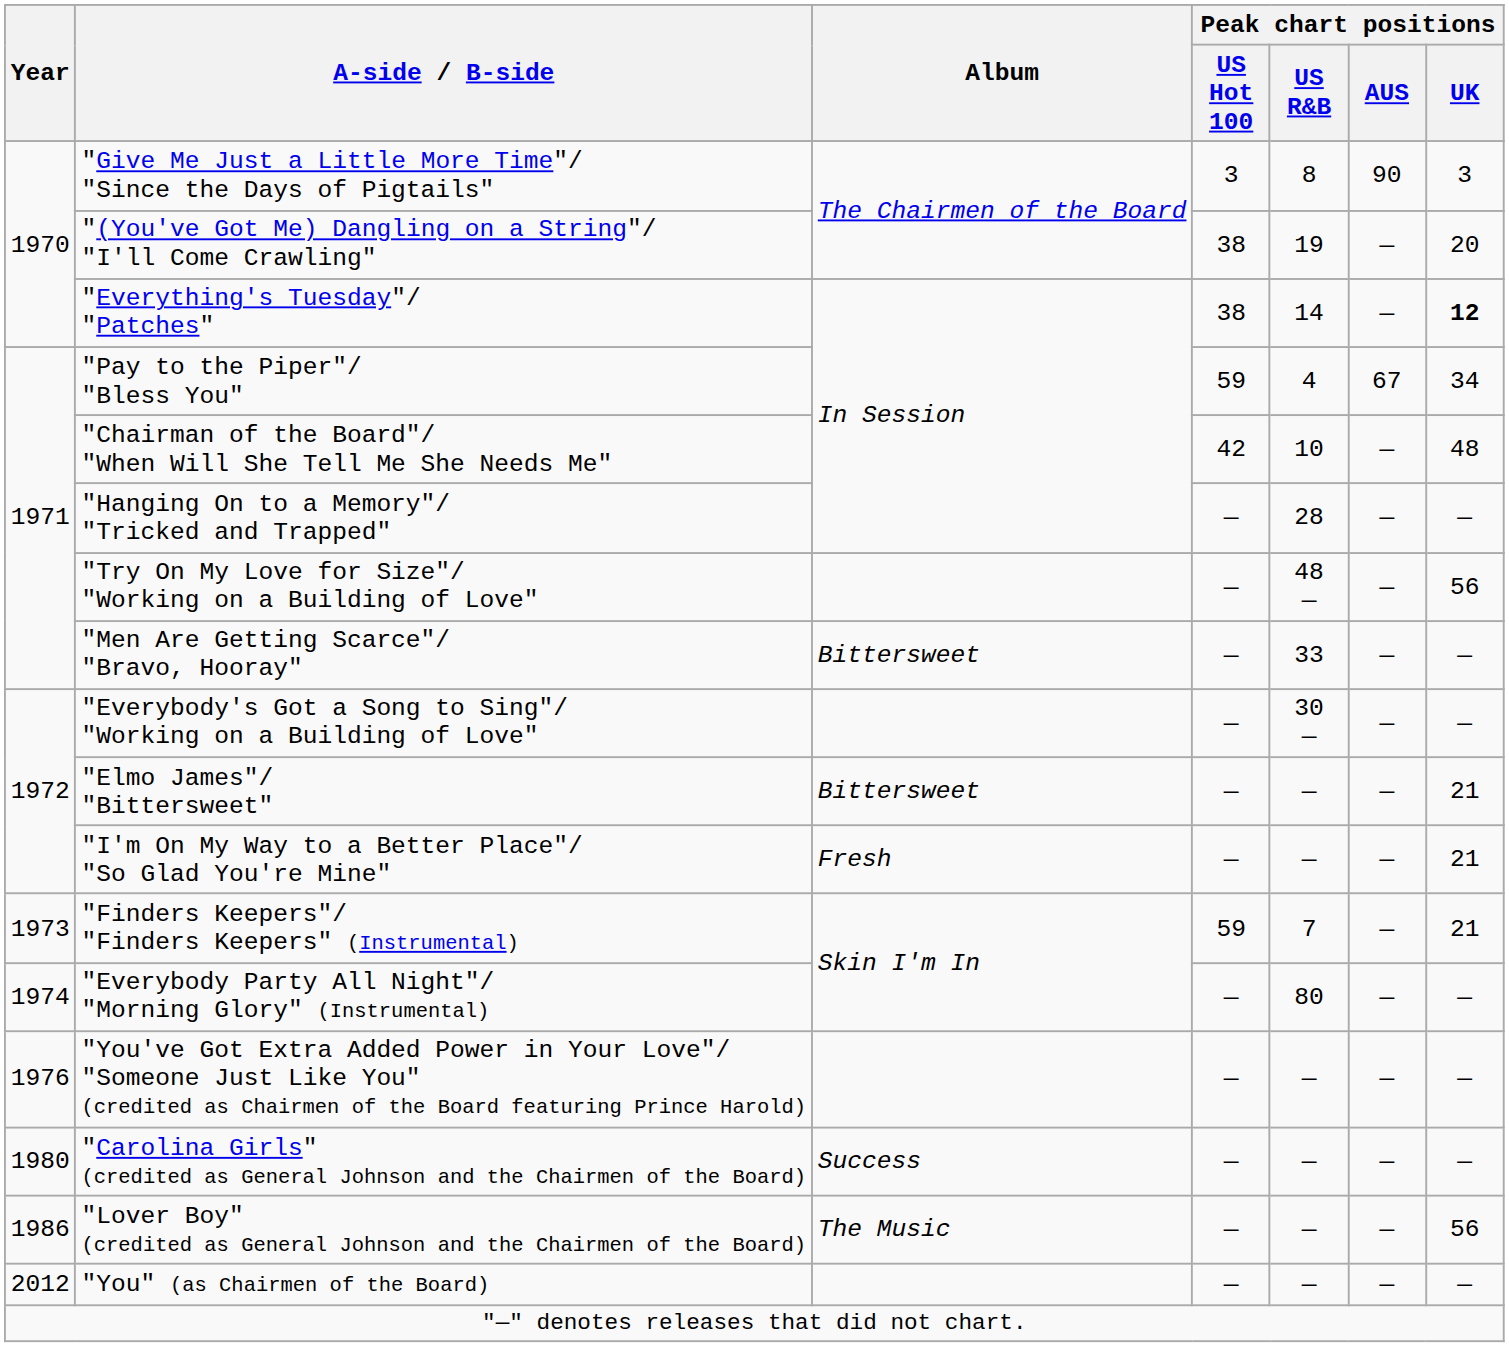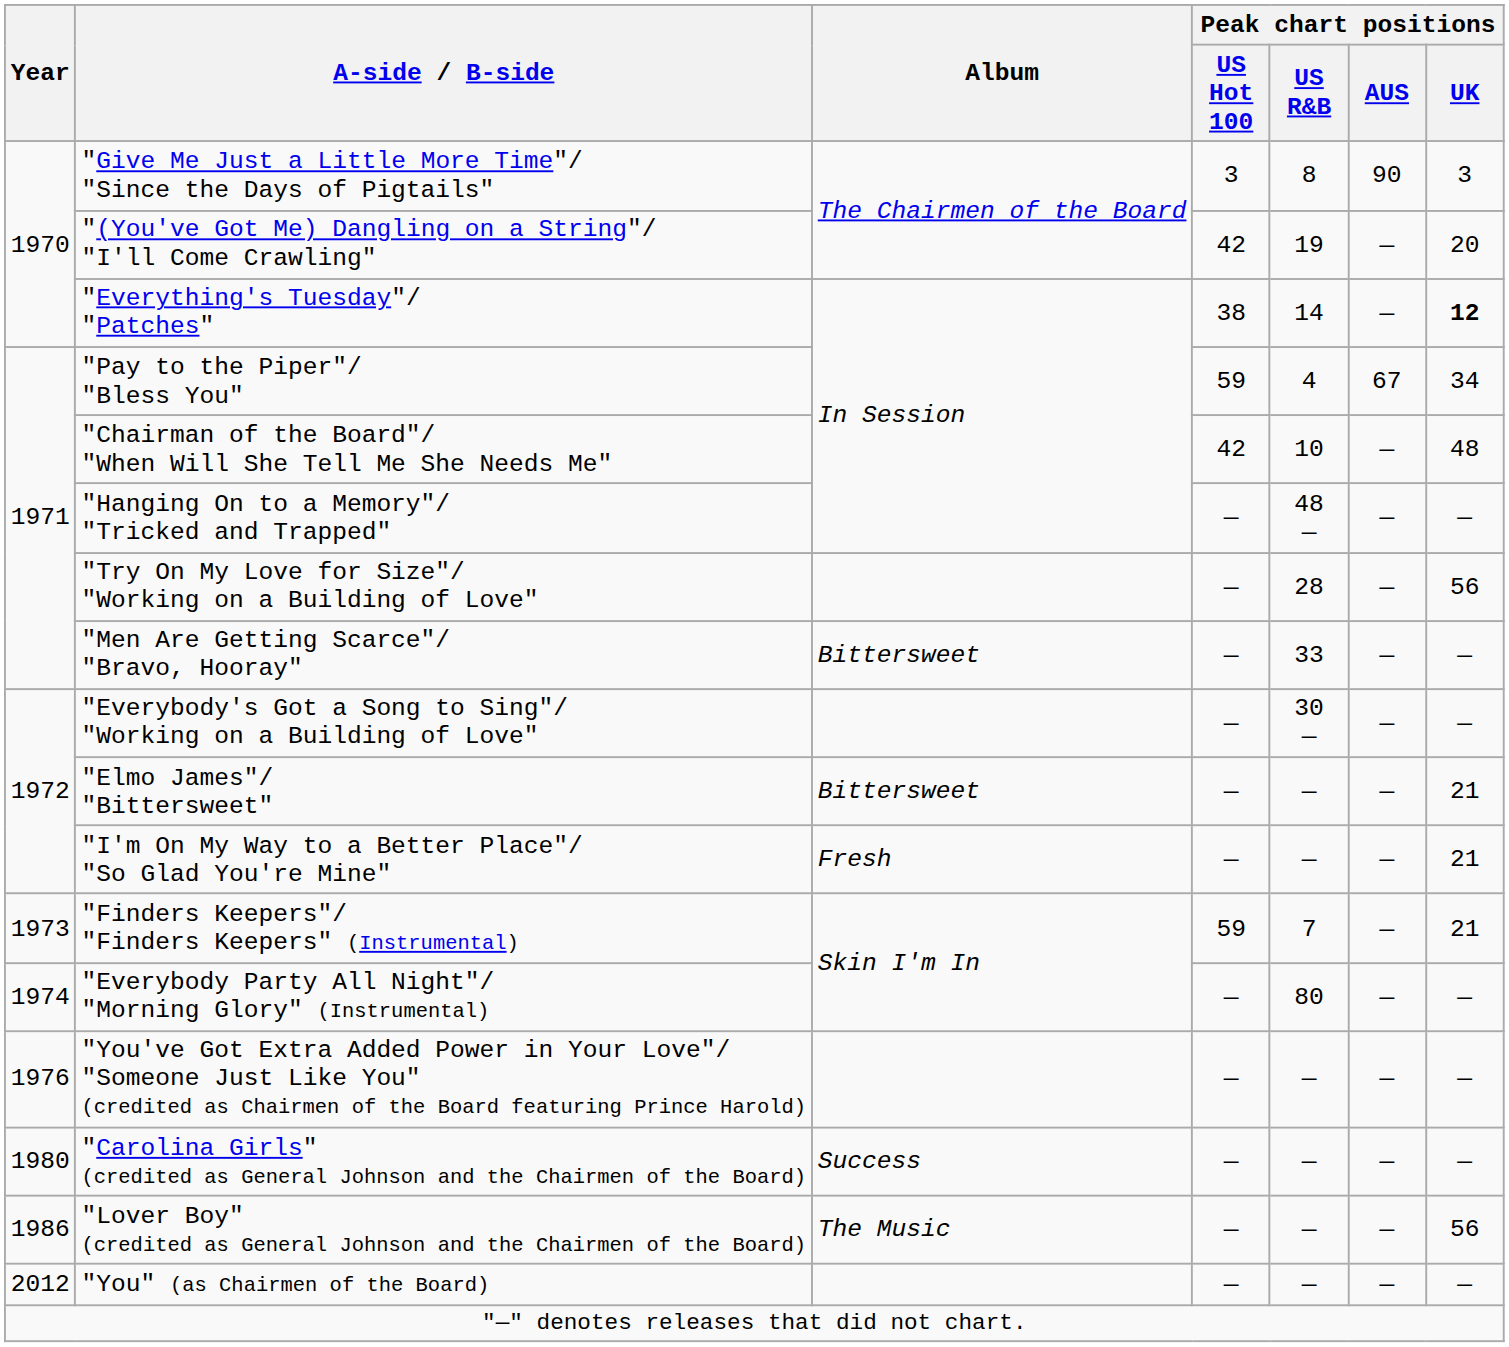(1231, 244) 38 -> (1231, 244) 42
(1309, 518) 28 -> (1309, 518) 48 —
(1309, 586) 48 — -> (1309, 586) 28
